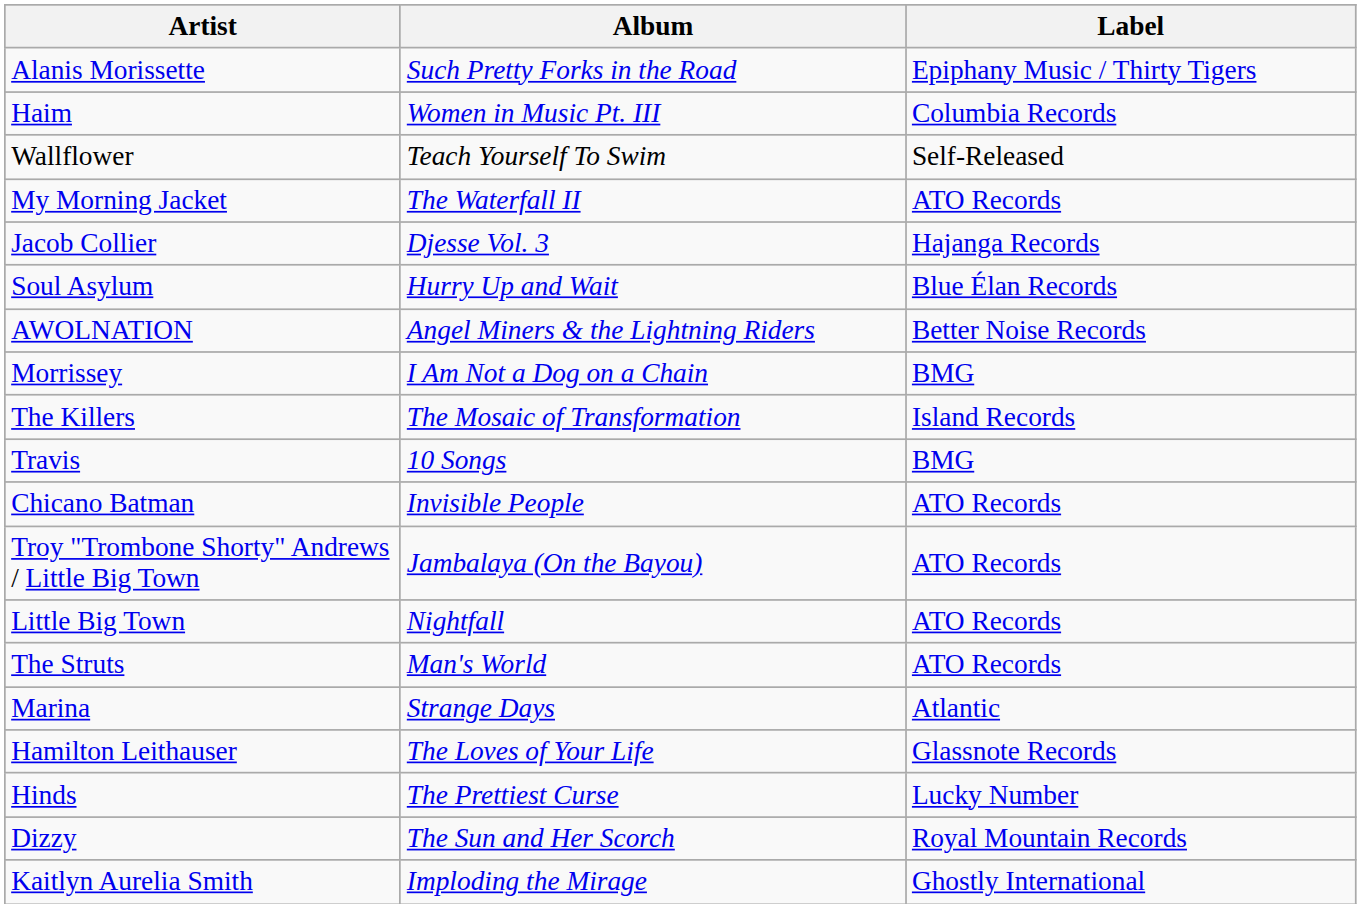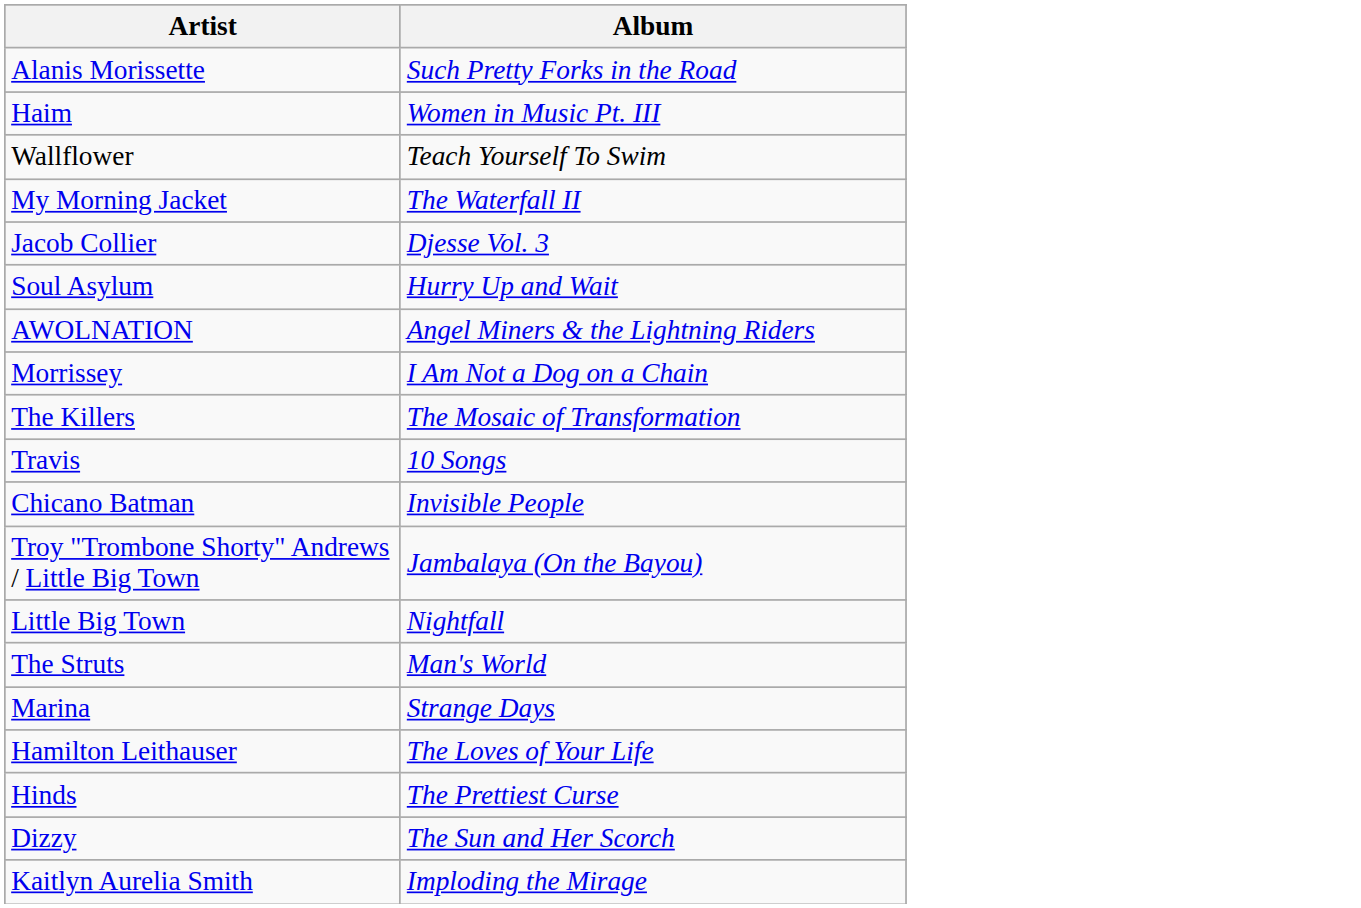- column: (1131, 26)
